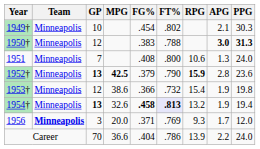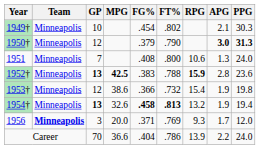(147, 43) .383 -> (147, 43) .379
(172, 43) .788 -> (172, 43) .790
(147, 74) .379 -> (147, 74) .383
(172, 74) .790 -> (172, 74) .788
(172, 105) lavender background -> (172, 105) no background
